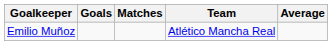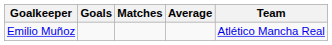columns swapped: (303, 13) <-> (222, 13)
